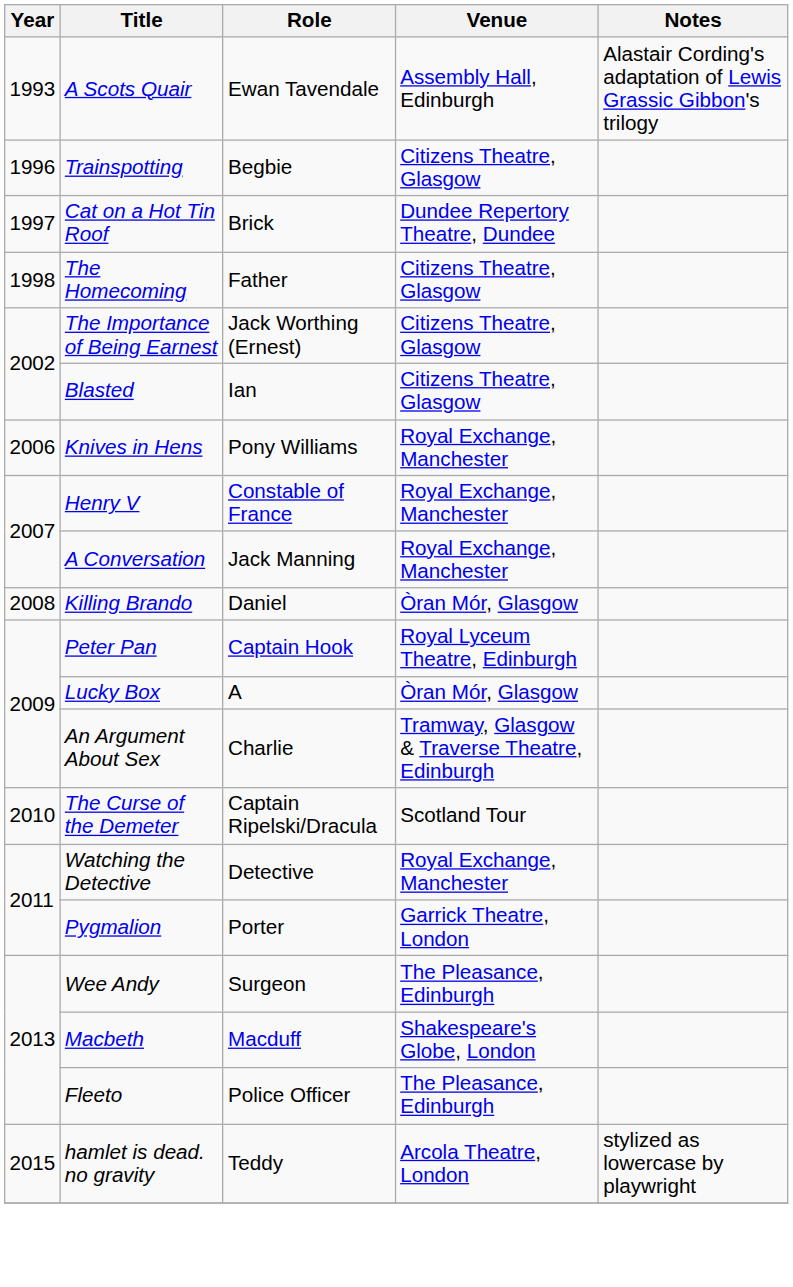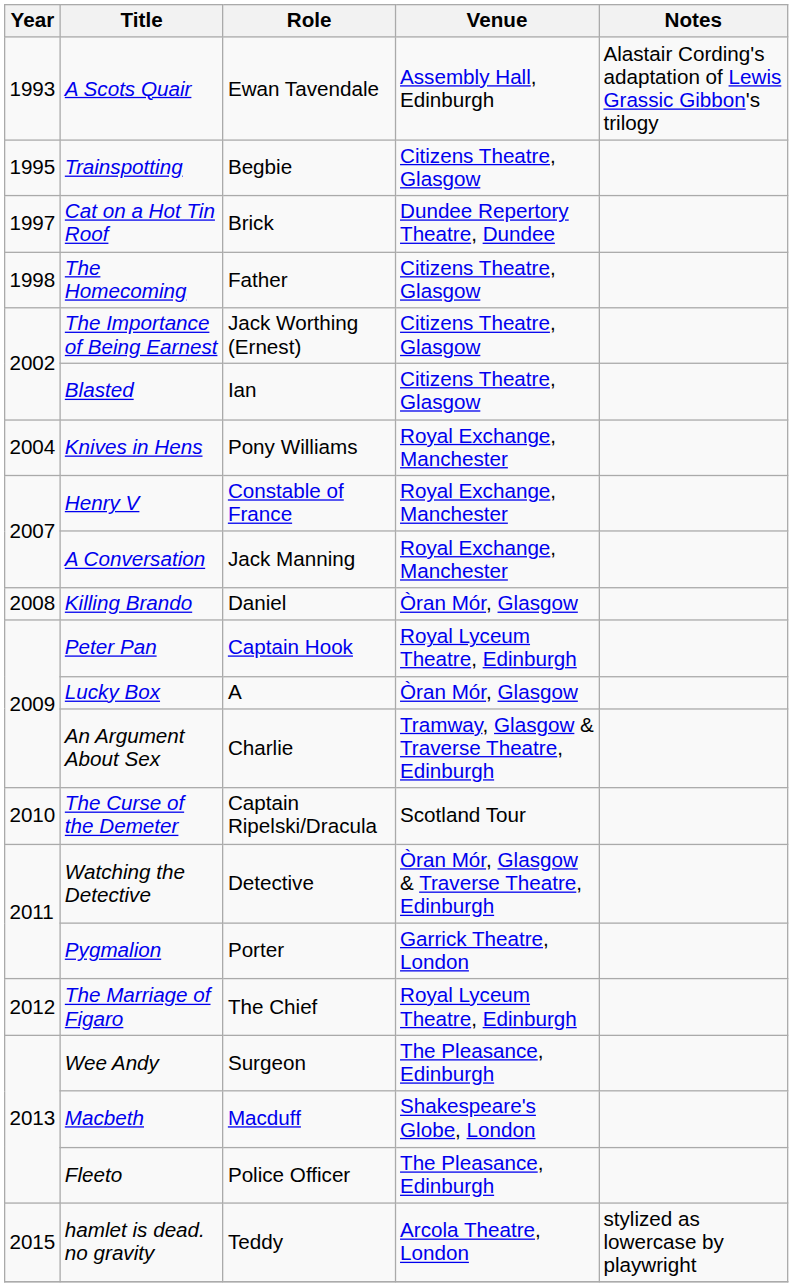(32, 167) 1996 -> (32, 167) 1995
(32, 447) 2006 -> (32, 447) 2004
(478, 871) Royal Exchange, Manchester -> (491, 883) Òran Mór, Glasgow & Traverse Theatre, Edinburgh
+ row: (138, 1006)
